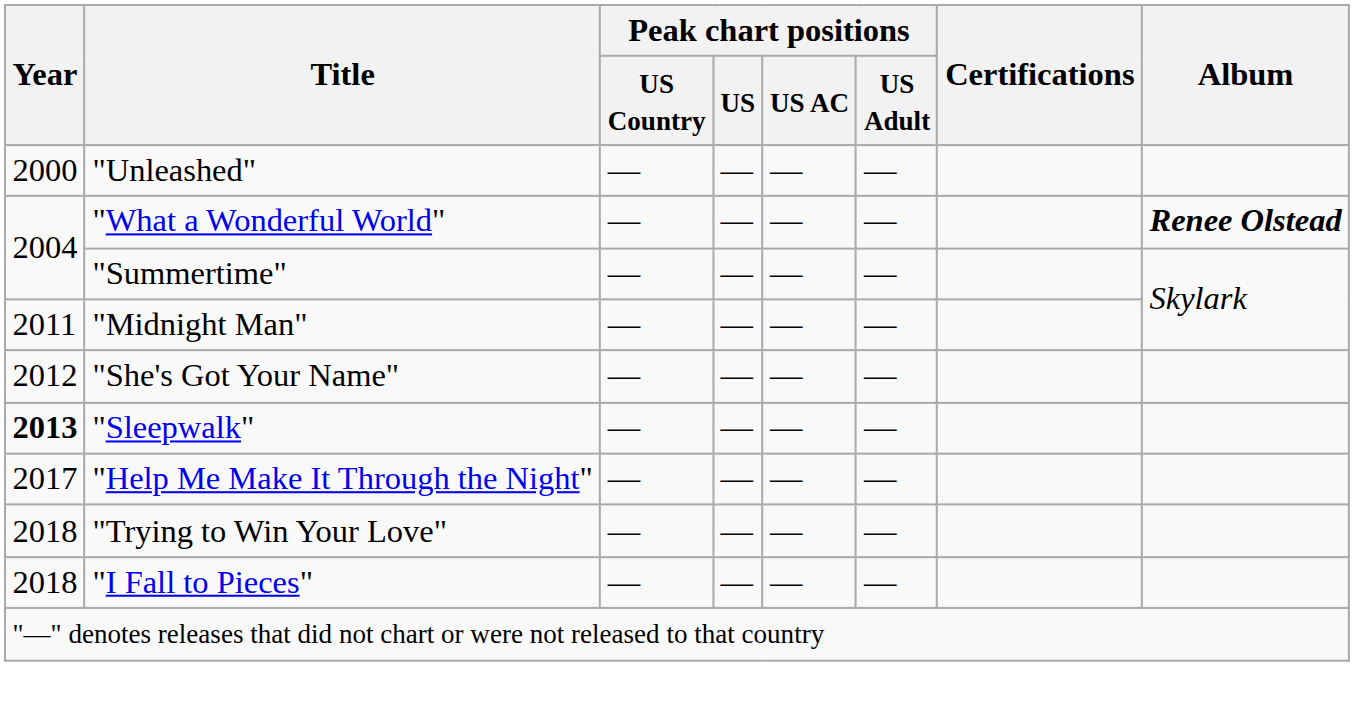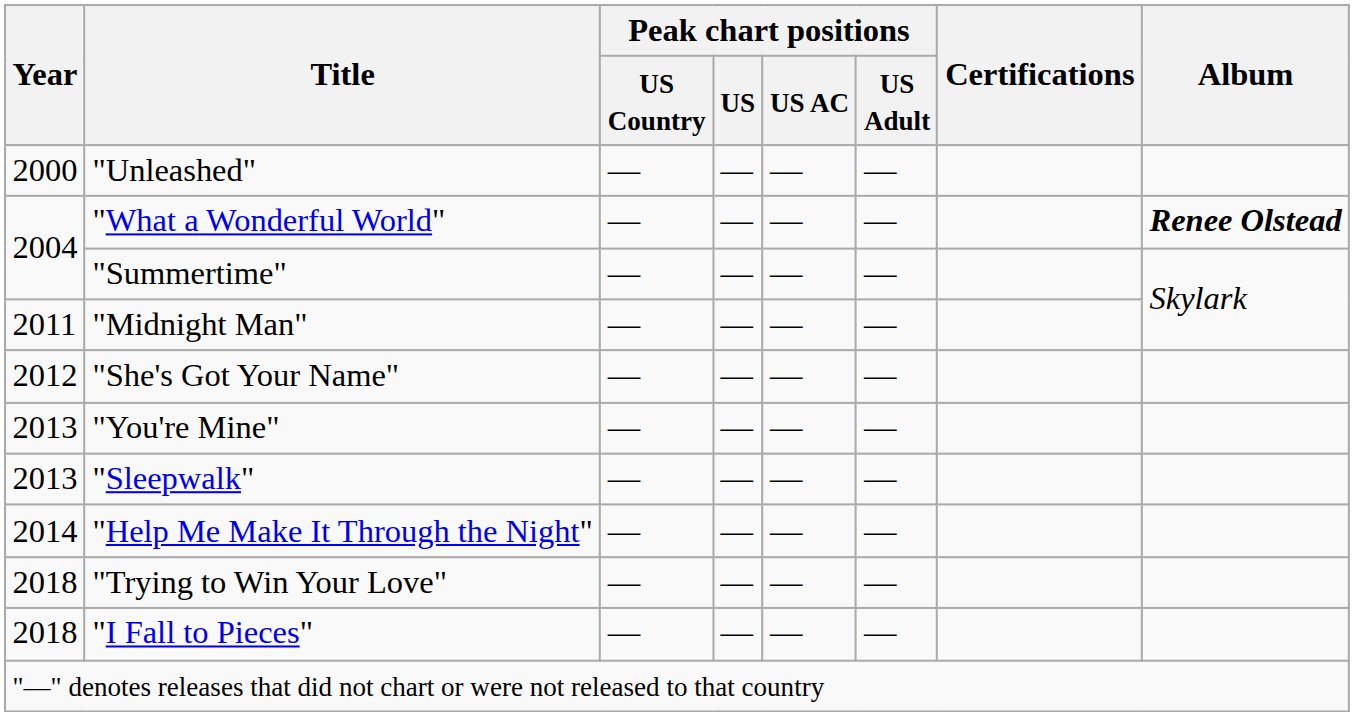+ row: (186, 427)
(45, 427) bold -> (45, 478) normal
(45, 478) 2017 -> (45, 530) 2014
